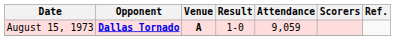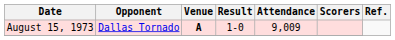(139, 28) bold -> (139, 28) normal
(286, 28) 9,059 -> (286, 28) 9,009
